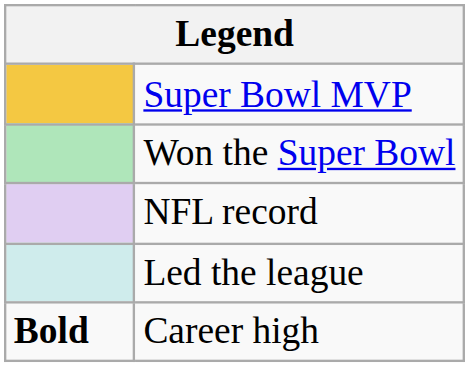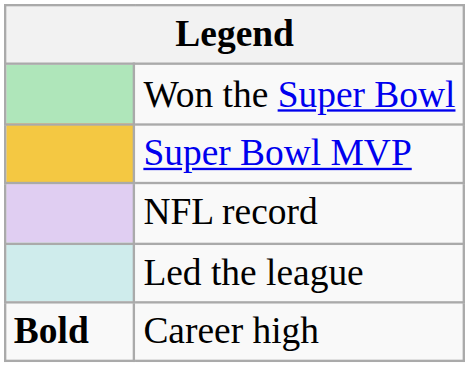rows swapped: (278, 93) <-> (299, 152)
